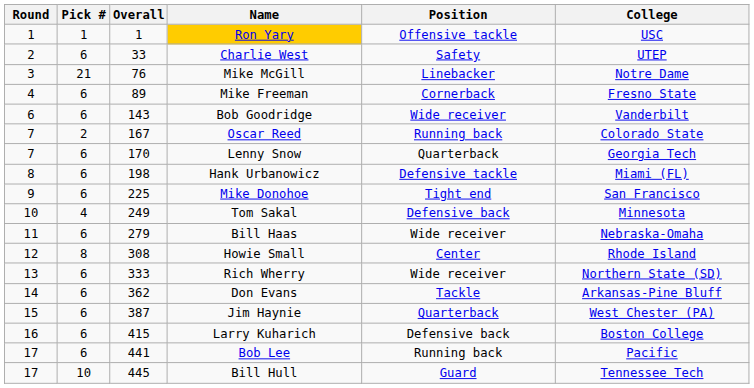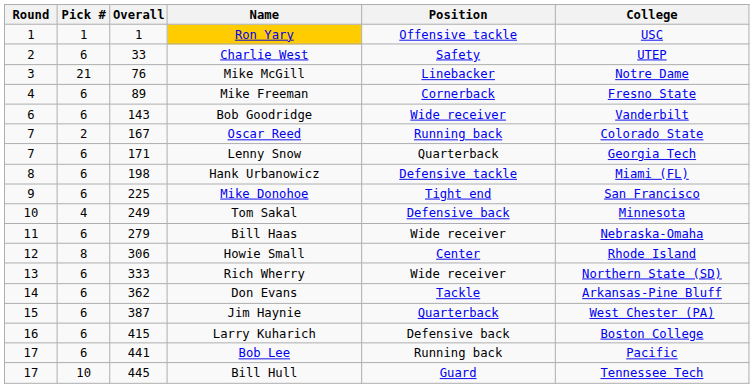(139, 154) 170 -> (139, 154) 171
(139, 253) 308 -> (139, 253) 306
